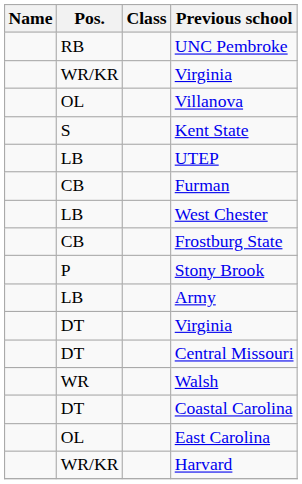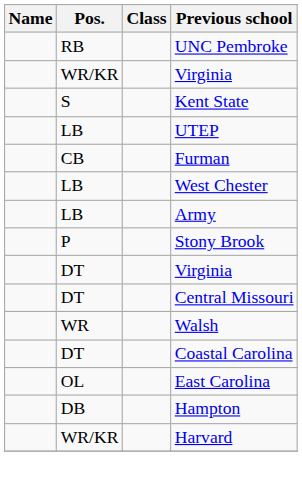- row: (72, 102)
- row: (72, 241)
rows swapped: (72, 297) <-> (66, 269)
+ row: (73, 409)
